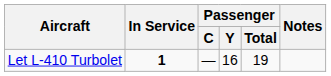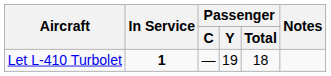(230, 60) 16 -> (230, 60) 19
(260, 60) 19 -> (260, 60) 18
